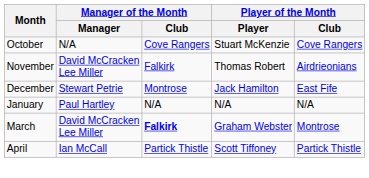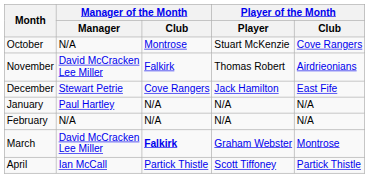(177, 45) Cove Rangers -> (166, 45) Montrose
(166, 89) Montrose -> (177, 89) Cove Rangers
+ row: (27, 121)
